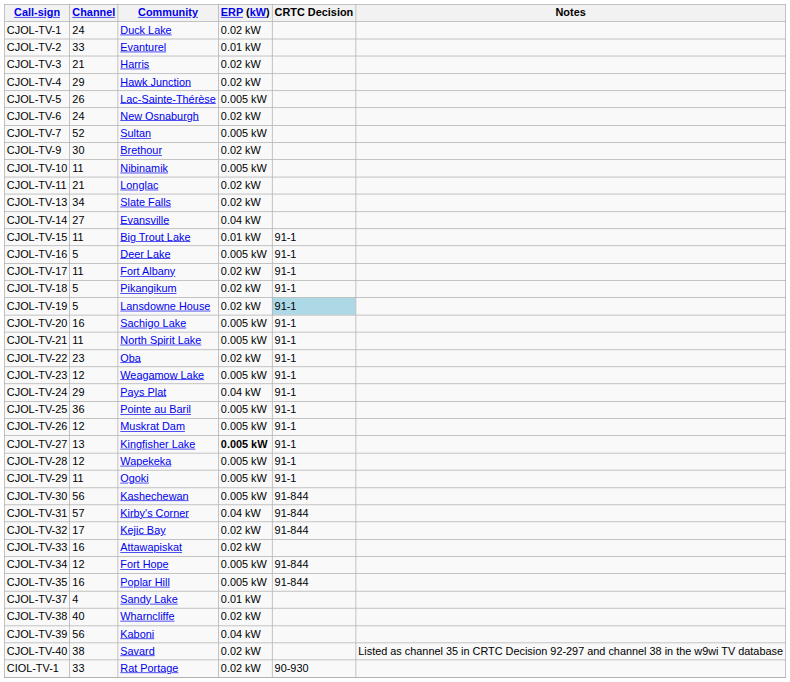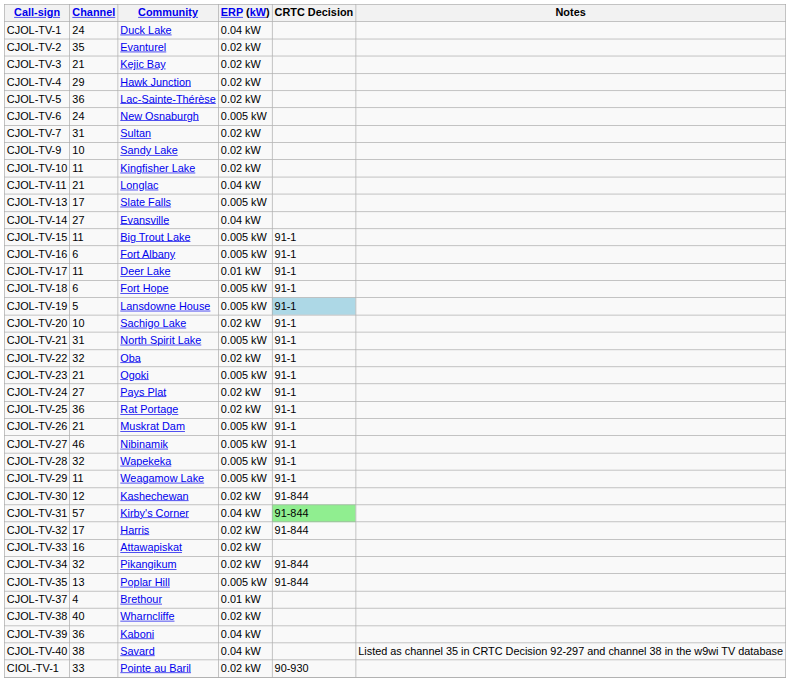(241, 30) 0.02 kW -> (241, 30) 0.04 kW
(78, 47) 33 -> (78, 47) 35
(241, 47) 0.01 kW -> (241, 47) 0.02 kW
(135, 64) Harris -> (143, 64) Kejic Bay
(78, 99) 26 -> (78, 99) 36
(244, 99) 0.005 kW -> (241, 99) 0.02 kW
(241, 116) 0.02 kW -> (244, 116) 0.005 kW
(78, 133) 52 -> (78, 133) 31
(244, 133) 0.005 kW -> (241, 133) 0.02 kW
(78, 151) 30 -> (78, 151) 10
(141, 151) Brethour -> (149, 151) Sandy Lake
(144, 168) Nibinamik -> (158, 168) Kingfisher Lake
(244, 168) 0.005 kW -> (241, 168) 0.02 kW
(241, 185) 0.02 kW -> (241, 185) 0.04 kW
(78, 202) 34 -> (78, 202) 17
(241, 202) 0.02 kW -> (244, 202) 0.005 kW
(241, 237) 0.01 kW -> (244, 237) 0.005 kW
(75, 254) 5 -> (75, 254) 6
(145, 254) Deer Lake -> (148, 254) Fort Albany
(148, 271) Fort Albany -> (145, 271) Deer Lake
(241, 271) 0.02 kW -> (241, 271) 0.01 kW
(75, 289) 5 -> (75, 289) 6
(148, 289) Pikangikum -> (144, 289) Fort Hope
(241, 289) 0.02 kW -> (244, 289) 0.005 kW
(241, 306) 0.02 kW -> (244, 306) 0.005 kW
(78, 323) 16 -> (78, 323) 10
(244, 323) 0.005 kW -> (241, 323) 0.02 kW
(78, 340) 11 -> (78, 340) 31
(78, 358) 23 -> (78, 358) 32
(78, 375) 12 -> (78, 375) 21
(162, 375) Weagamow Lake -> (134, 375) Ogoki
(78, 392) 29 -> (78, 392) 27
(241, 392) 0.04 kW -> (241, 392) 0.02 kW
(156, 409) Pointe au Baril -> (149, 409) Rat Portage
(244, 409) 0.005 kW -> (241, 409) 0.02 kW
(78, 427) 12 -> (78, 427) 21
(78, 444) 13 -> (78, 444) 46
(158, 444) Kingfisher Lake -> (144, 444) Nibinamik
(244, 444) bold -> (244, 444) normal
(78, 461) 12 -> (78, 461) 32
(134, 479) Ogoki -> (162, 479) Weagamow Lake
(78, 496) 56 -> (78, 496) 12
(244, 496) 0.005 kW -> (241, 496) 0.02 kW
(292, 513) no background -> (292, 513) lightgreen background
(143, 530) Kejic Bay -> (135, 530) Harris
(78, 565) 12 -> (78, 565) 32
(144, 565) Fort Hope -> (148, 565) Pikangikum
(244, 565) 0.005 kW -> (241, 565) 0.02 kW
(78, 582) 16 -> (78, 582) 13
(149, 599) Sandy Lake -> (141, 599) Brethour
(78, 634) 56 -> (78, 634) 36
(241, 651) 0.02 kW -> (241, 651) 0.04 kW
(149, 668) Rat Portage -> (156, 668) Pointe au Baril
